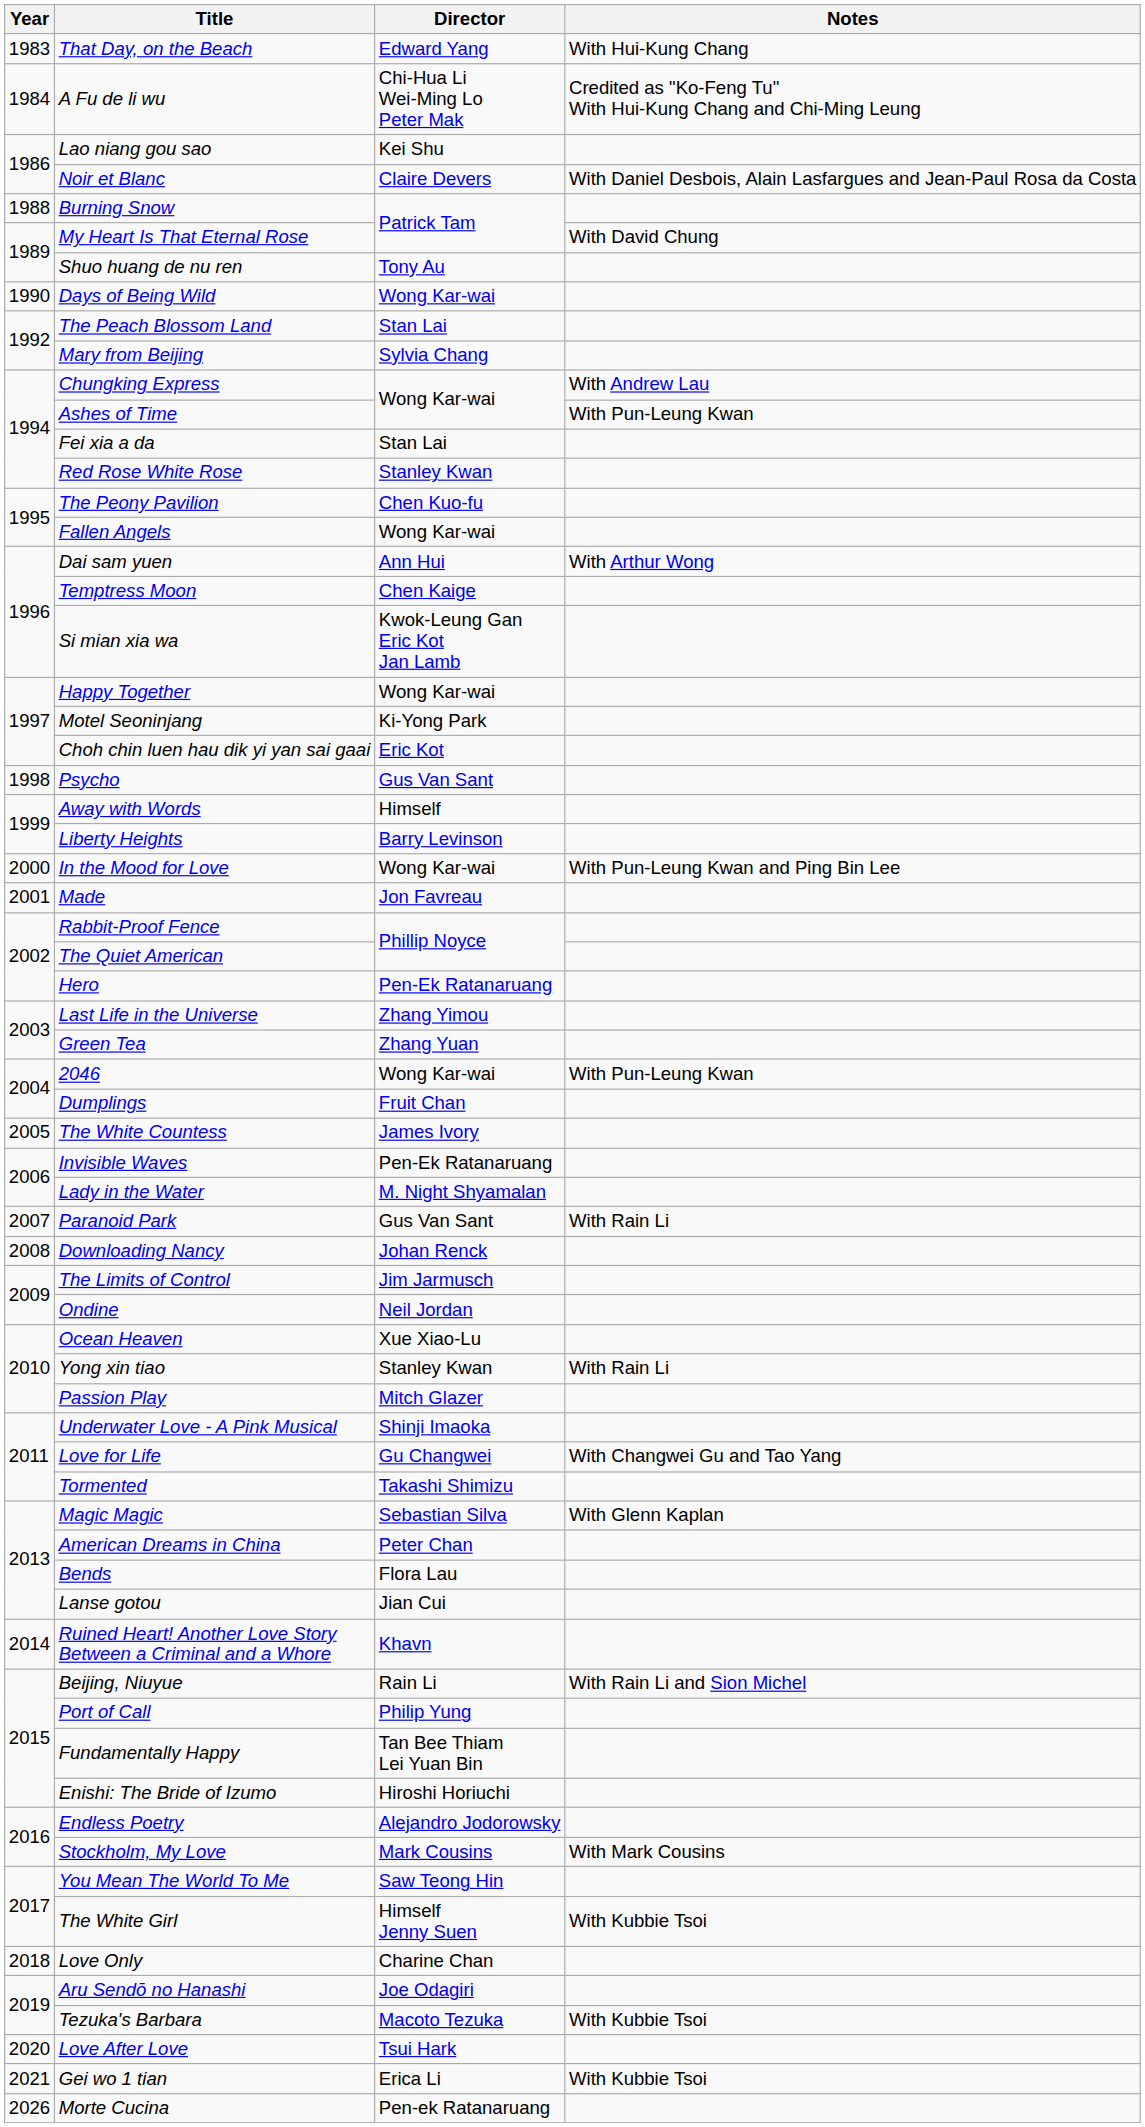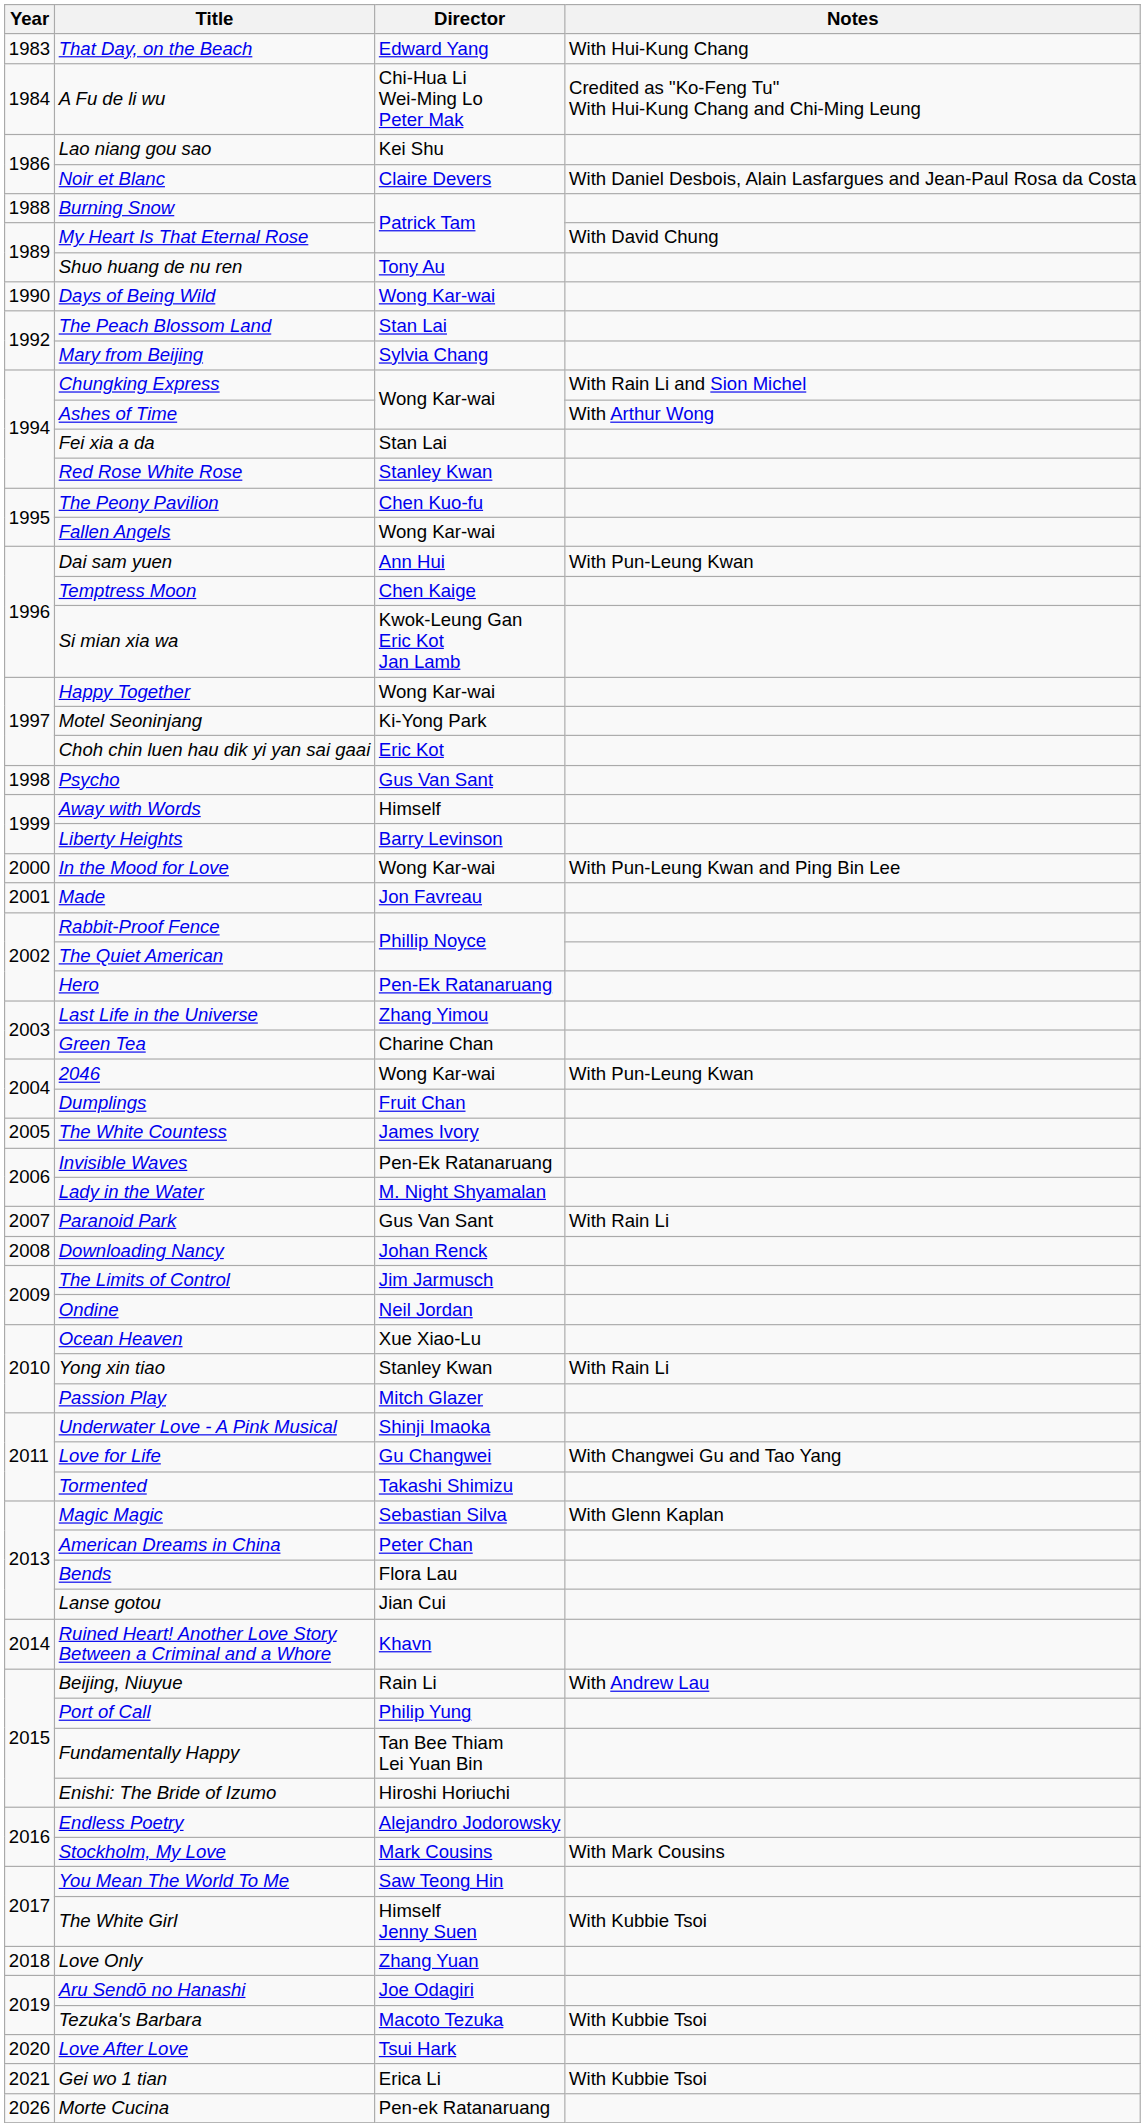(639, 384) With Andrew Lau -> (688, 384) With Rain Li and Sion Michel
(661, 414) With Pun-Leung Kwan -> (642, 414) With Arthur Wong
(642, 561) With Arthur Wong -> (661, 561) With Pun-Leung Kwan
(429, 1044) Zhang Yuan -> (436, 1044) Charine Chan
(688, 1683) With Rain Li and Sion Michel -> (639, 1683) With Andrew Lau
(436, 1960) Charine Chan -> (429, 1960) Zhang Yuan
